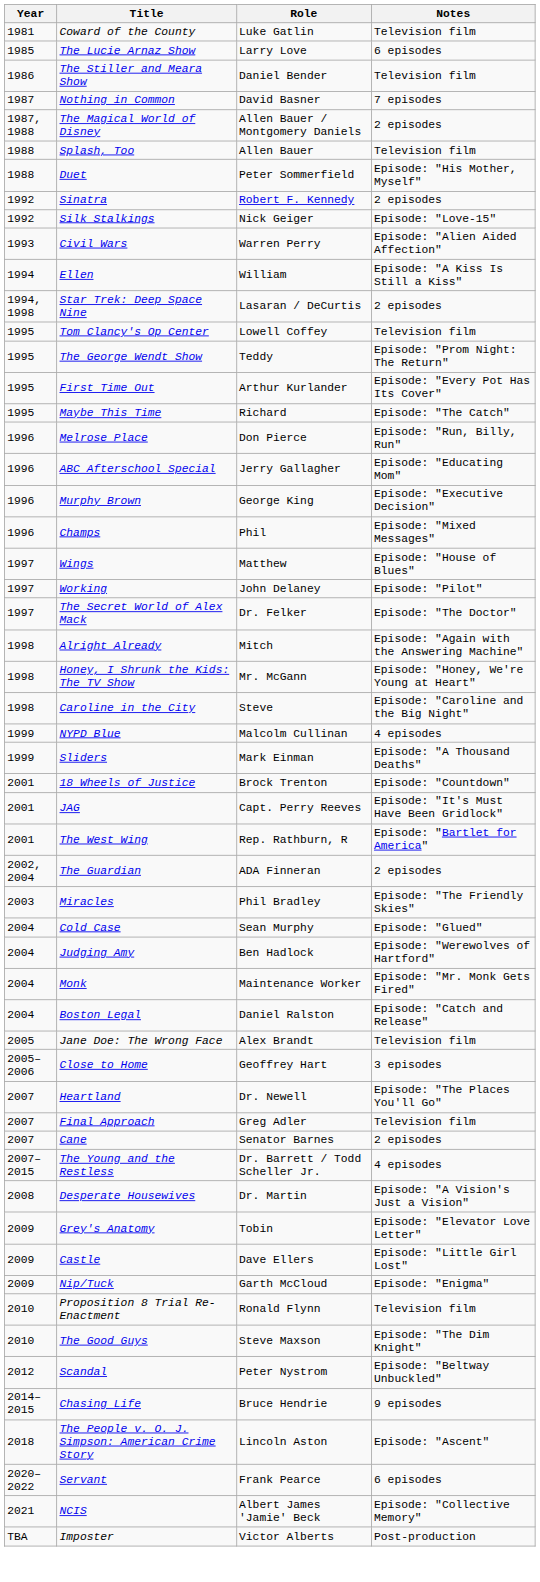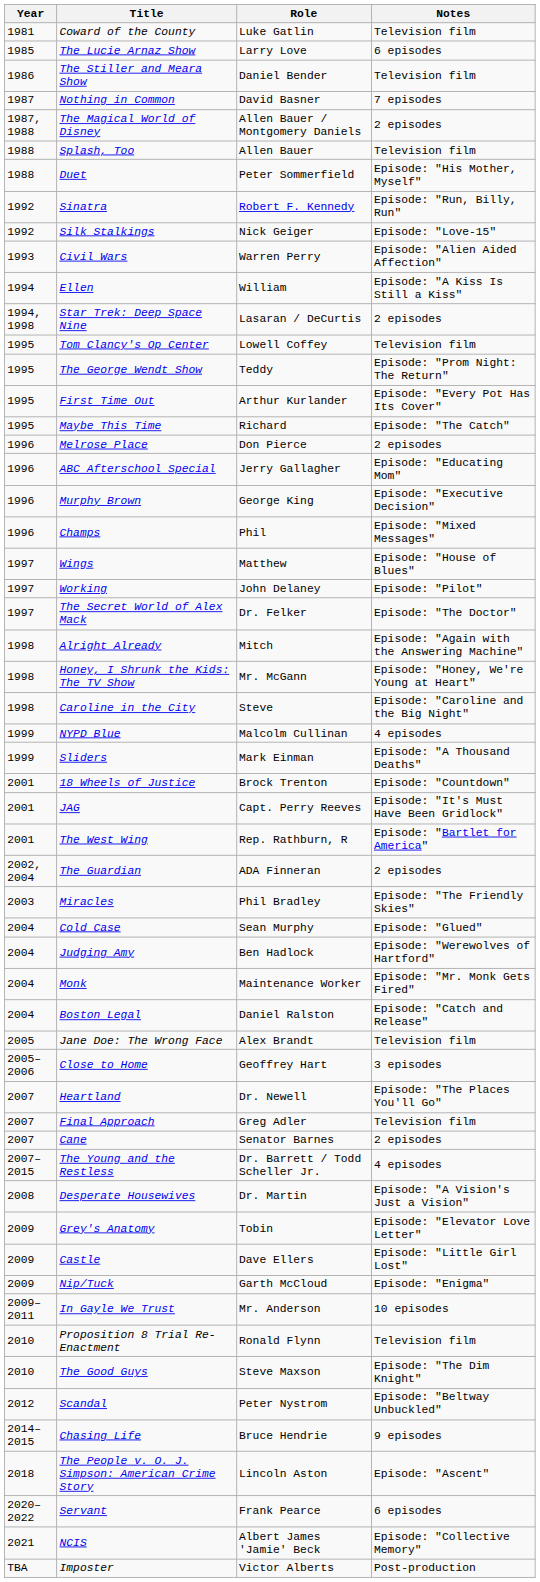(408, 200) 2 episodes -> (445, 207) Episode: "Run, Billy, Run"
(445, 438) Episode: "Run, Billy, Run" -> (408, 444) 2 episodes
+ row: (117, 1310)
